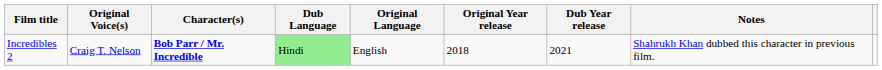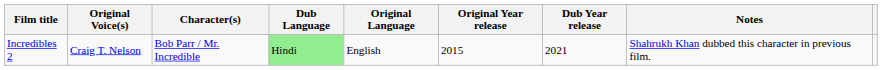(189, 50) bold -> (187, 50) normal
(458, 50) 2018 -> (452, 50) 2015
